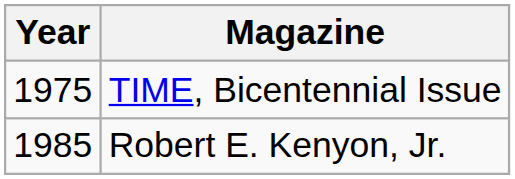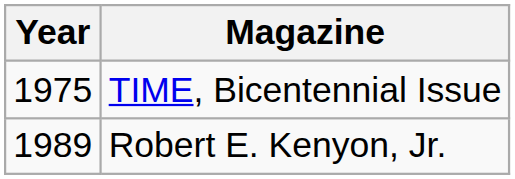(53, 145) 1985 -> (53, 145) 1989
